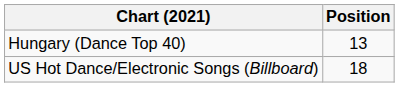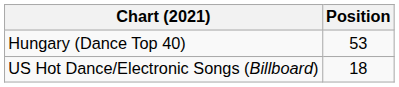(358, 43) 13 -> (358, 43) 53
